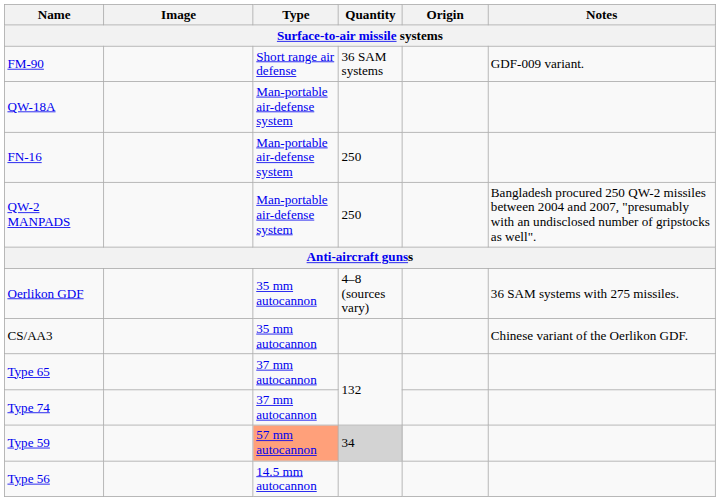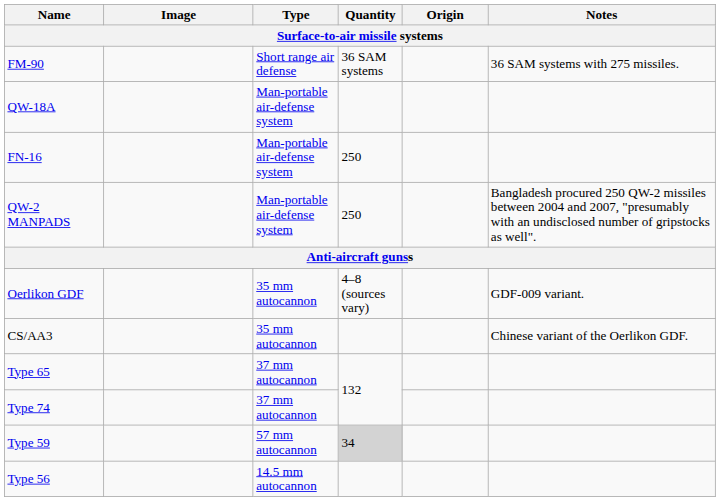(537, 63) GDF-009 variant. -> (585, 63) 36 SAM systems with 275 missiles.
(585, 293) 36 SAM systems with 275 missiles. -> (537, 293) GDF-009 variant.
(286, 443) lightsalmon background -> (286, 443) no background
